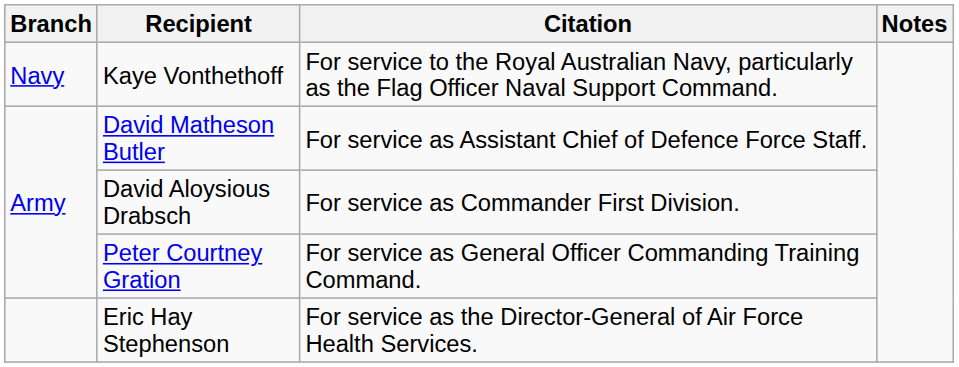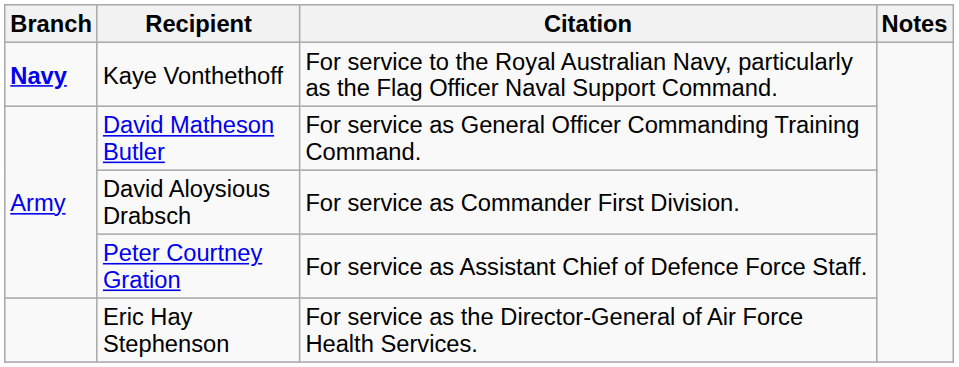(37, 75) normal -> (39, 75) bold
(586, 139) For service as Assistant Chief of Defence Force Staff. -> (582, 139) For service as General Officer Commanding Training Command.
(582, 267) For service as General Officer Commanding Training Command. -> (586, 267) For service as Assistant Chief of Defence Force Staff.
